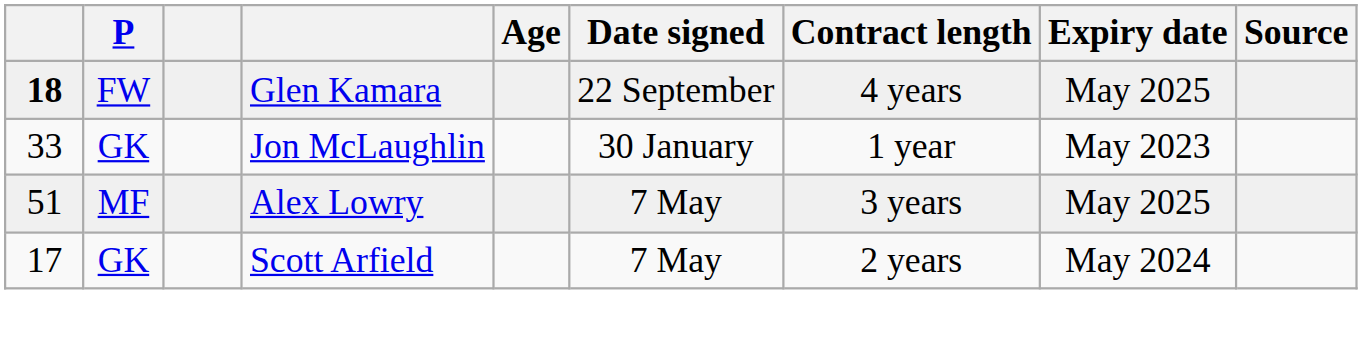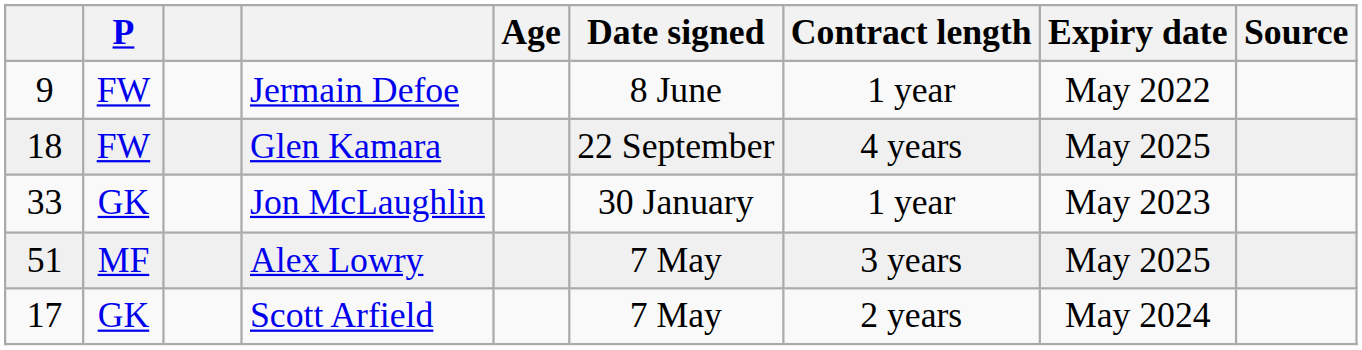+ row: (355, 89)
(45, 89) bold -> (45, 145) normal
